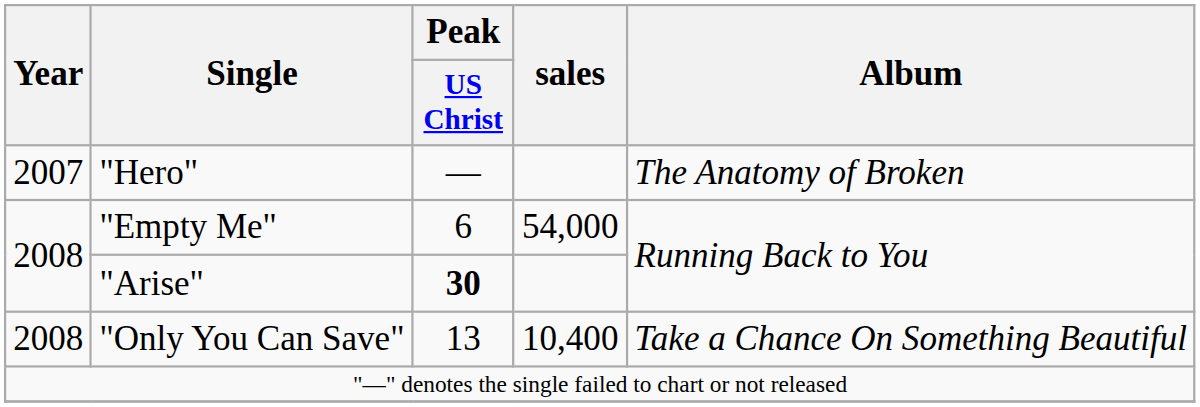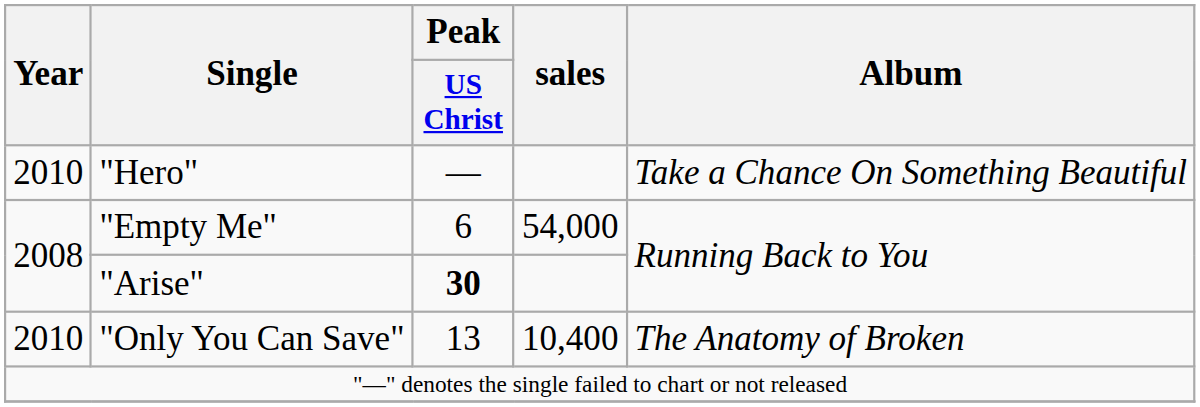(48, 171) 2007 -> (48, 171) 2010
(800, 171) The Anatomy of Broken -> (911, 171) Take a Chance On Something Beautiful
(48, 338) 2008 -> (48, 338) 2010
(911, 338) Take a Chance On Something Beautiful -> (800, 338) The Anatomy of Broken
